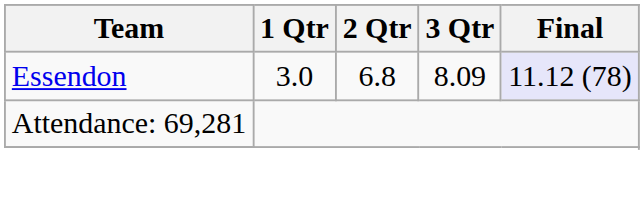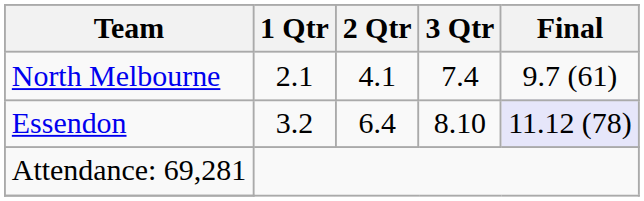+ row: (116, 75)
(294, 75) 3.0 -> (294, 123) 3.2
(377, 75) 6.8 -> (377, 123) 6.4
(460, 75) 8.09 -> (460, 123) 8.10
